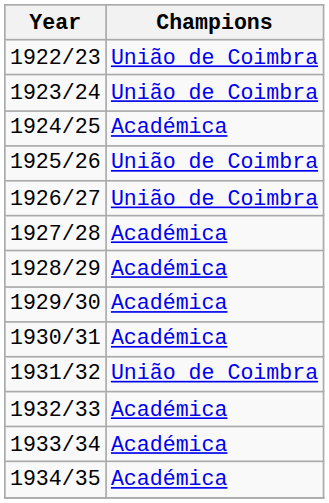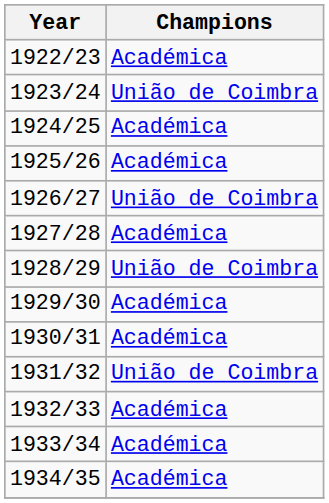(214, 58) União de Coimbra -> (169, 58) Académica
(214, 163) União de Coimbra -> (169, 163) Académica
(169, 269) Académica -> (214, 269) União de Coimbra
